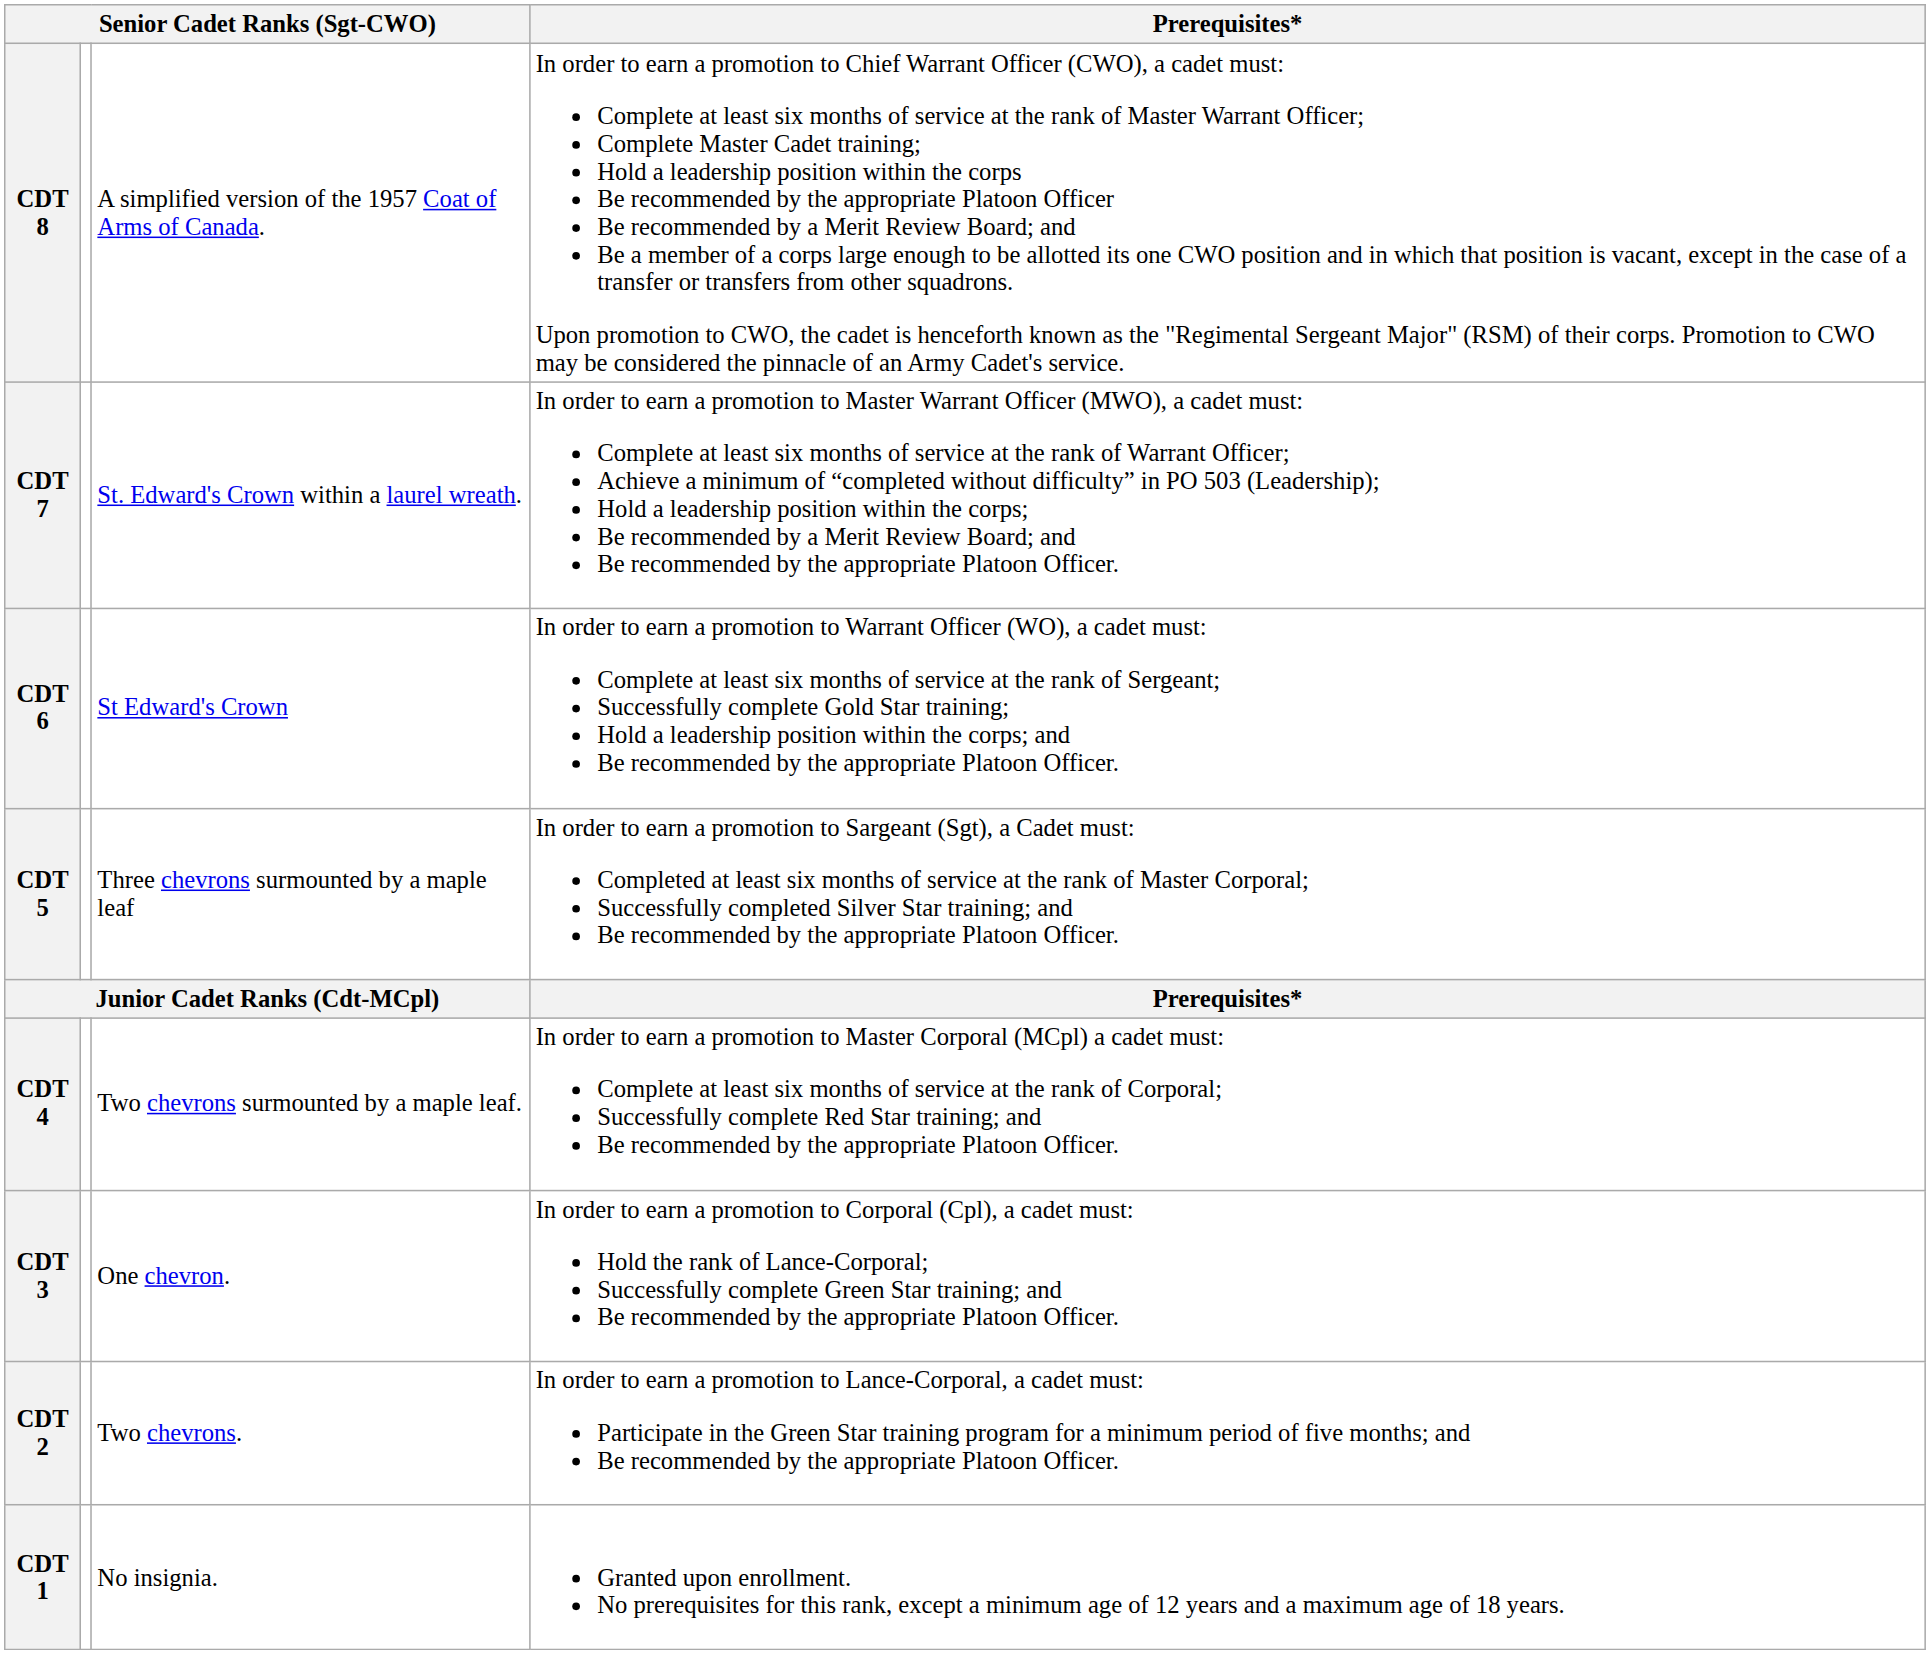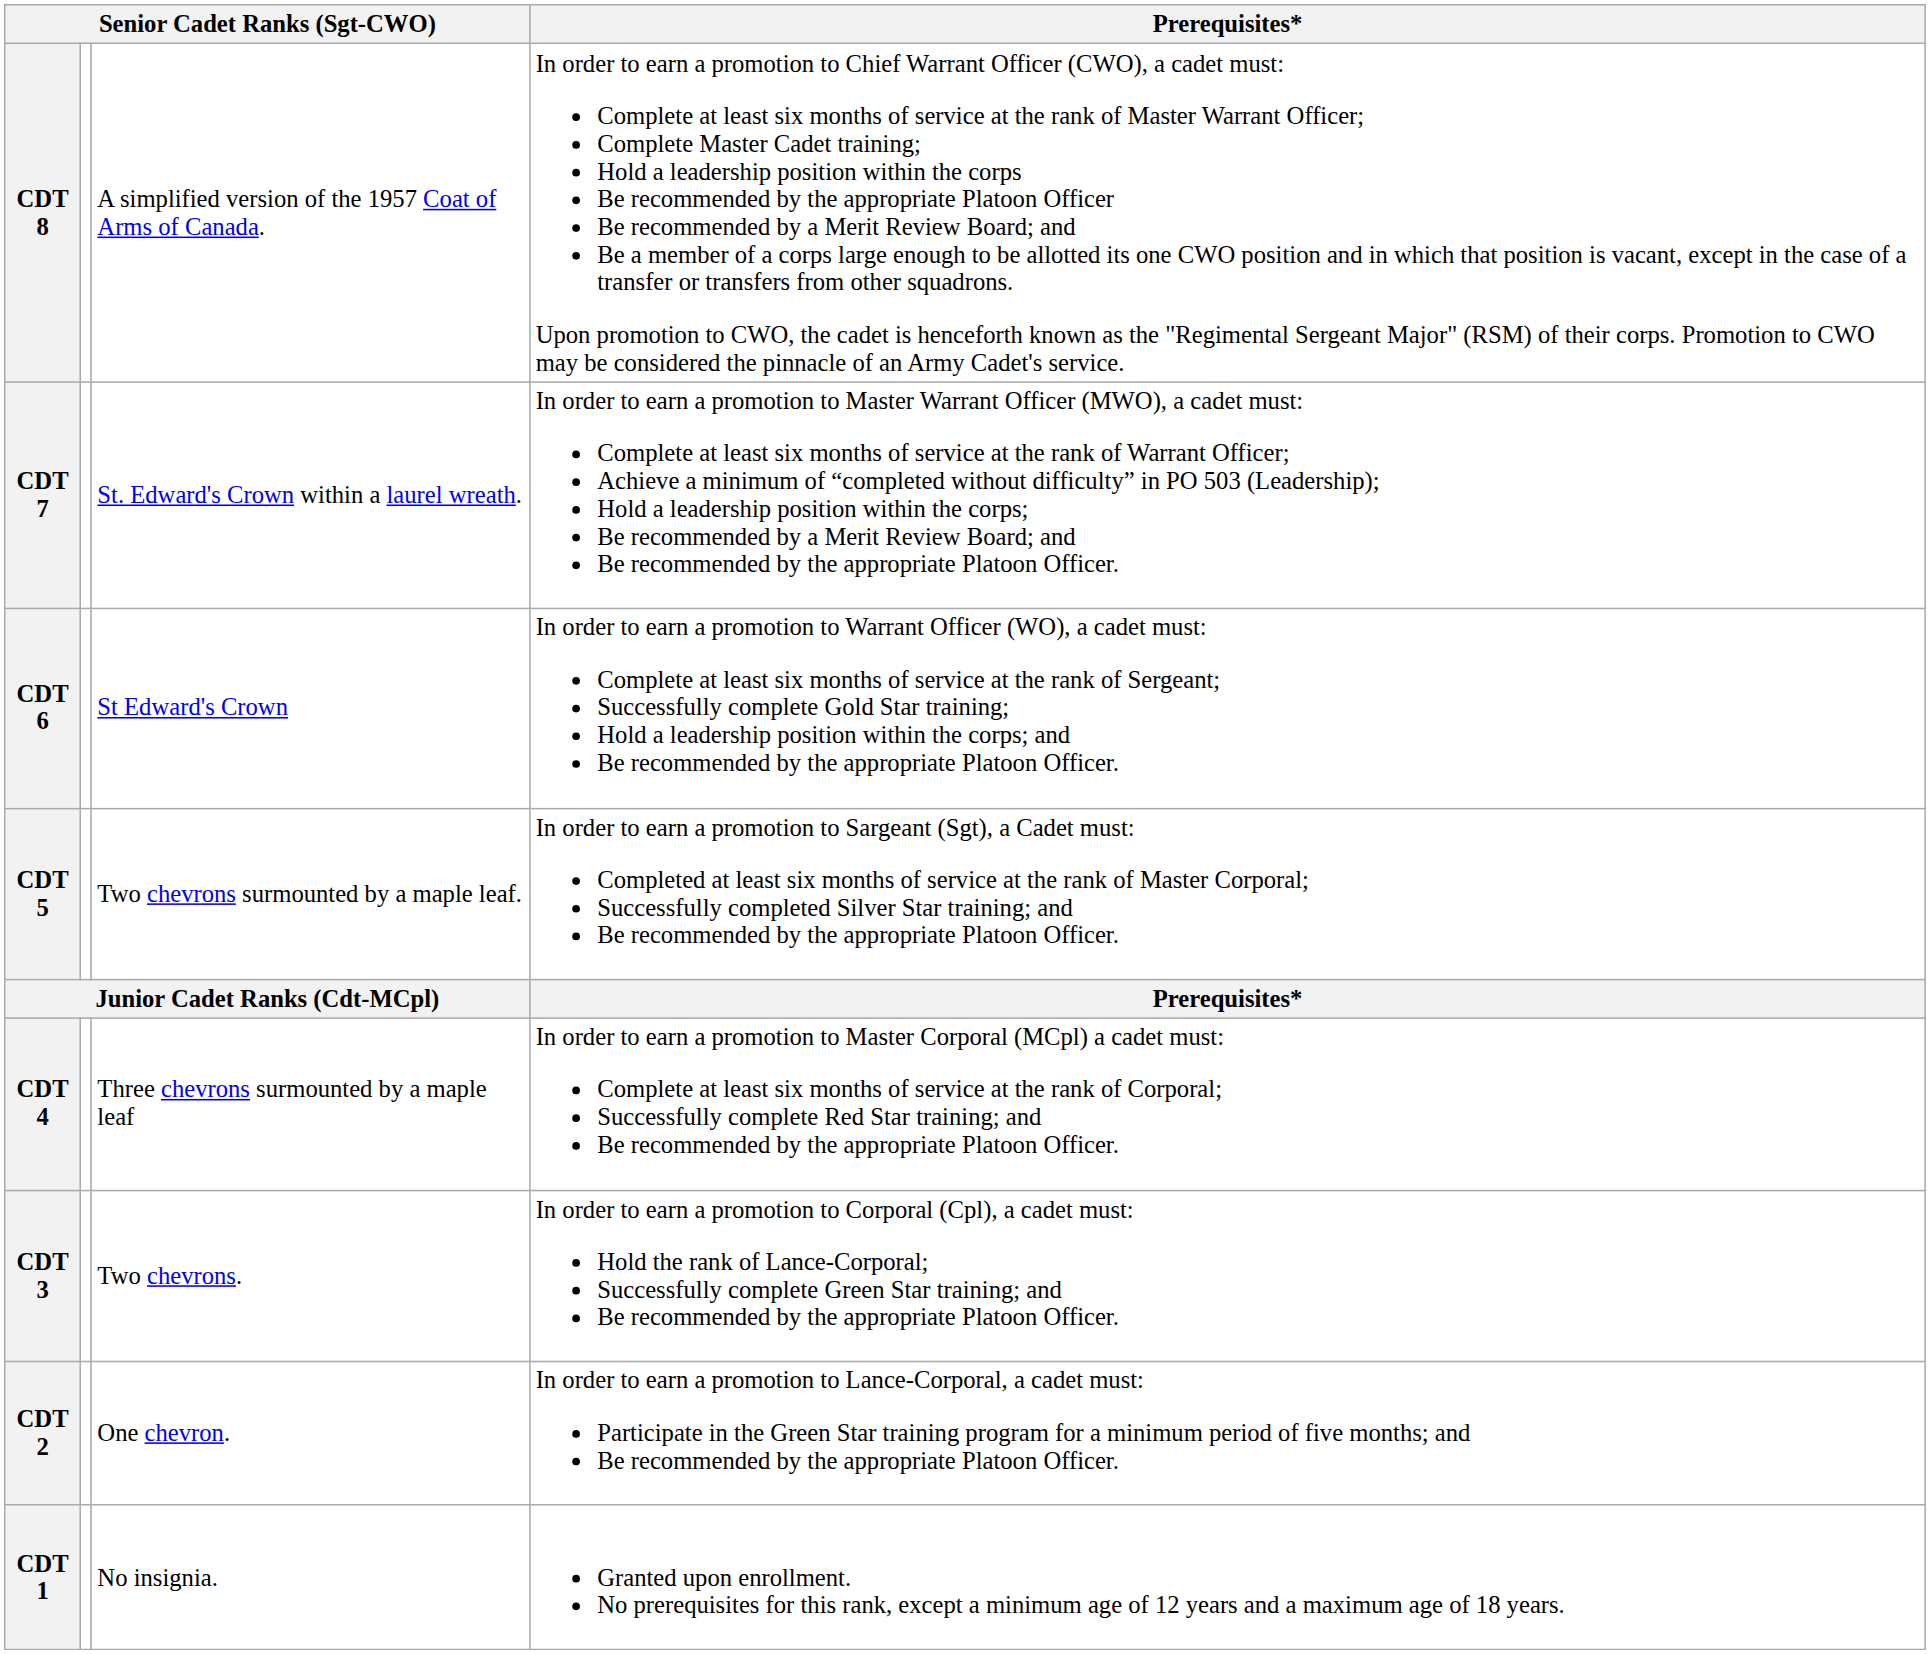(292, 893) Three chevrons surmounted by a maple leaf -> (310, 893) Two chevrons surmounted by a maple leaf.
(310, 1103) Two chevrons surmounted by a maple leaf. -> (292, 1103) Three chevrons surmounted by a maple leaf
(164, 1275) One chevron. -> (170, 1275) Two chevrons.
(170, 1433) Two chevrons. -> (164, 1433) One chevron.
